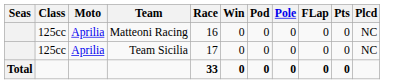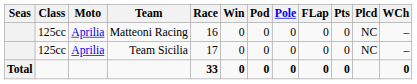+ column: (396, 13)
